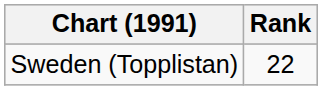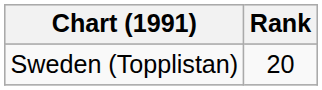(280, 64) 22 -> (280, 64) 20
